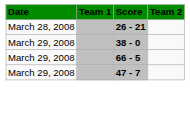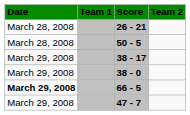+ row: (129, 42)
+ row: (131, 57)
(41, 57) normal -> (41, 88) bold
